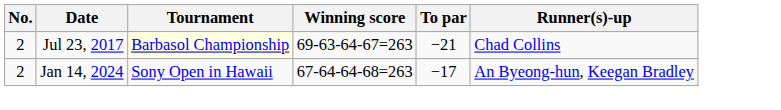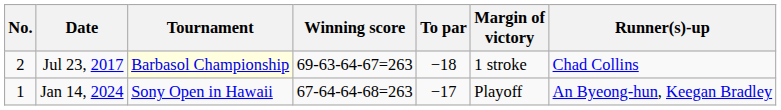+ column: (510, 27)
(444, 45) −21 -> (444, 64) −18
(20, 72) 2 -> (20, 91) 1
